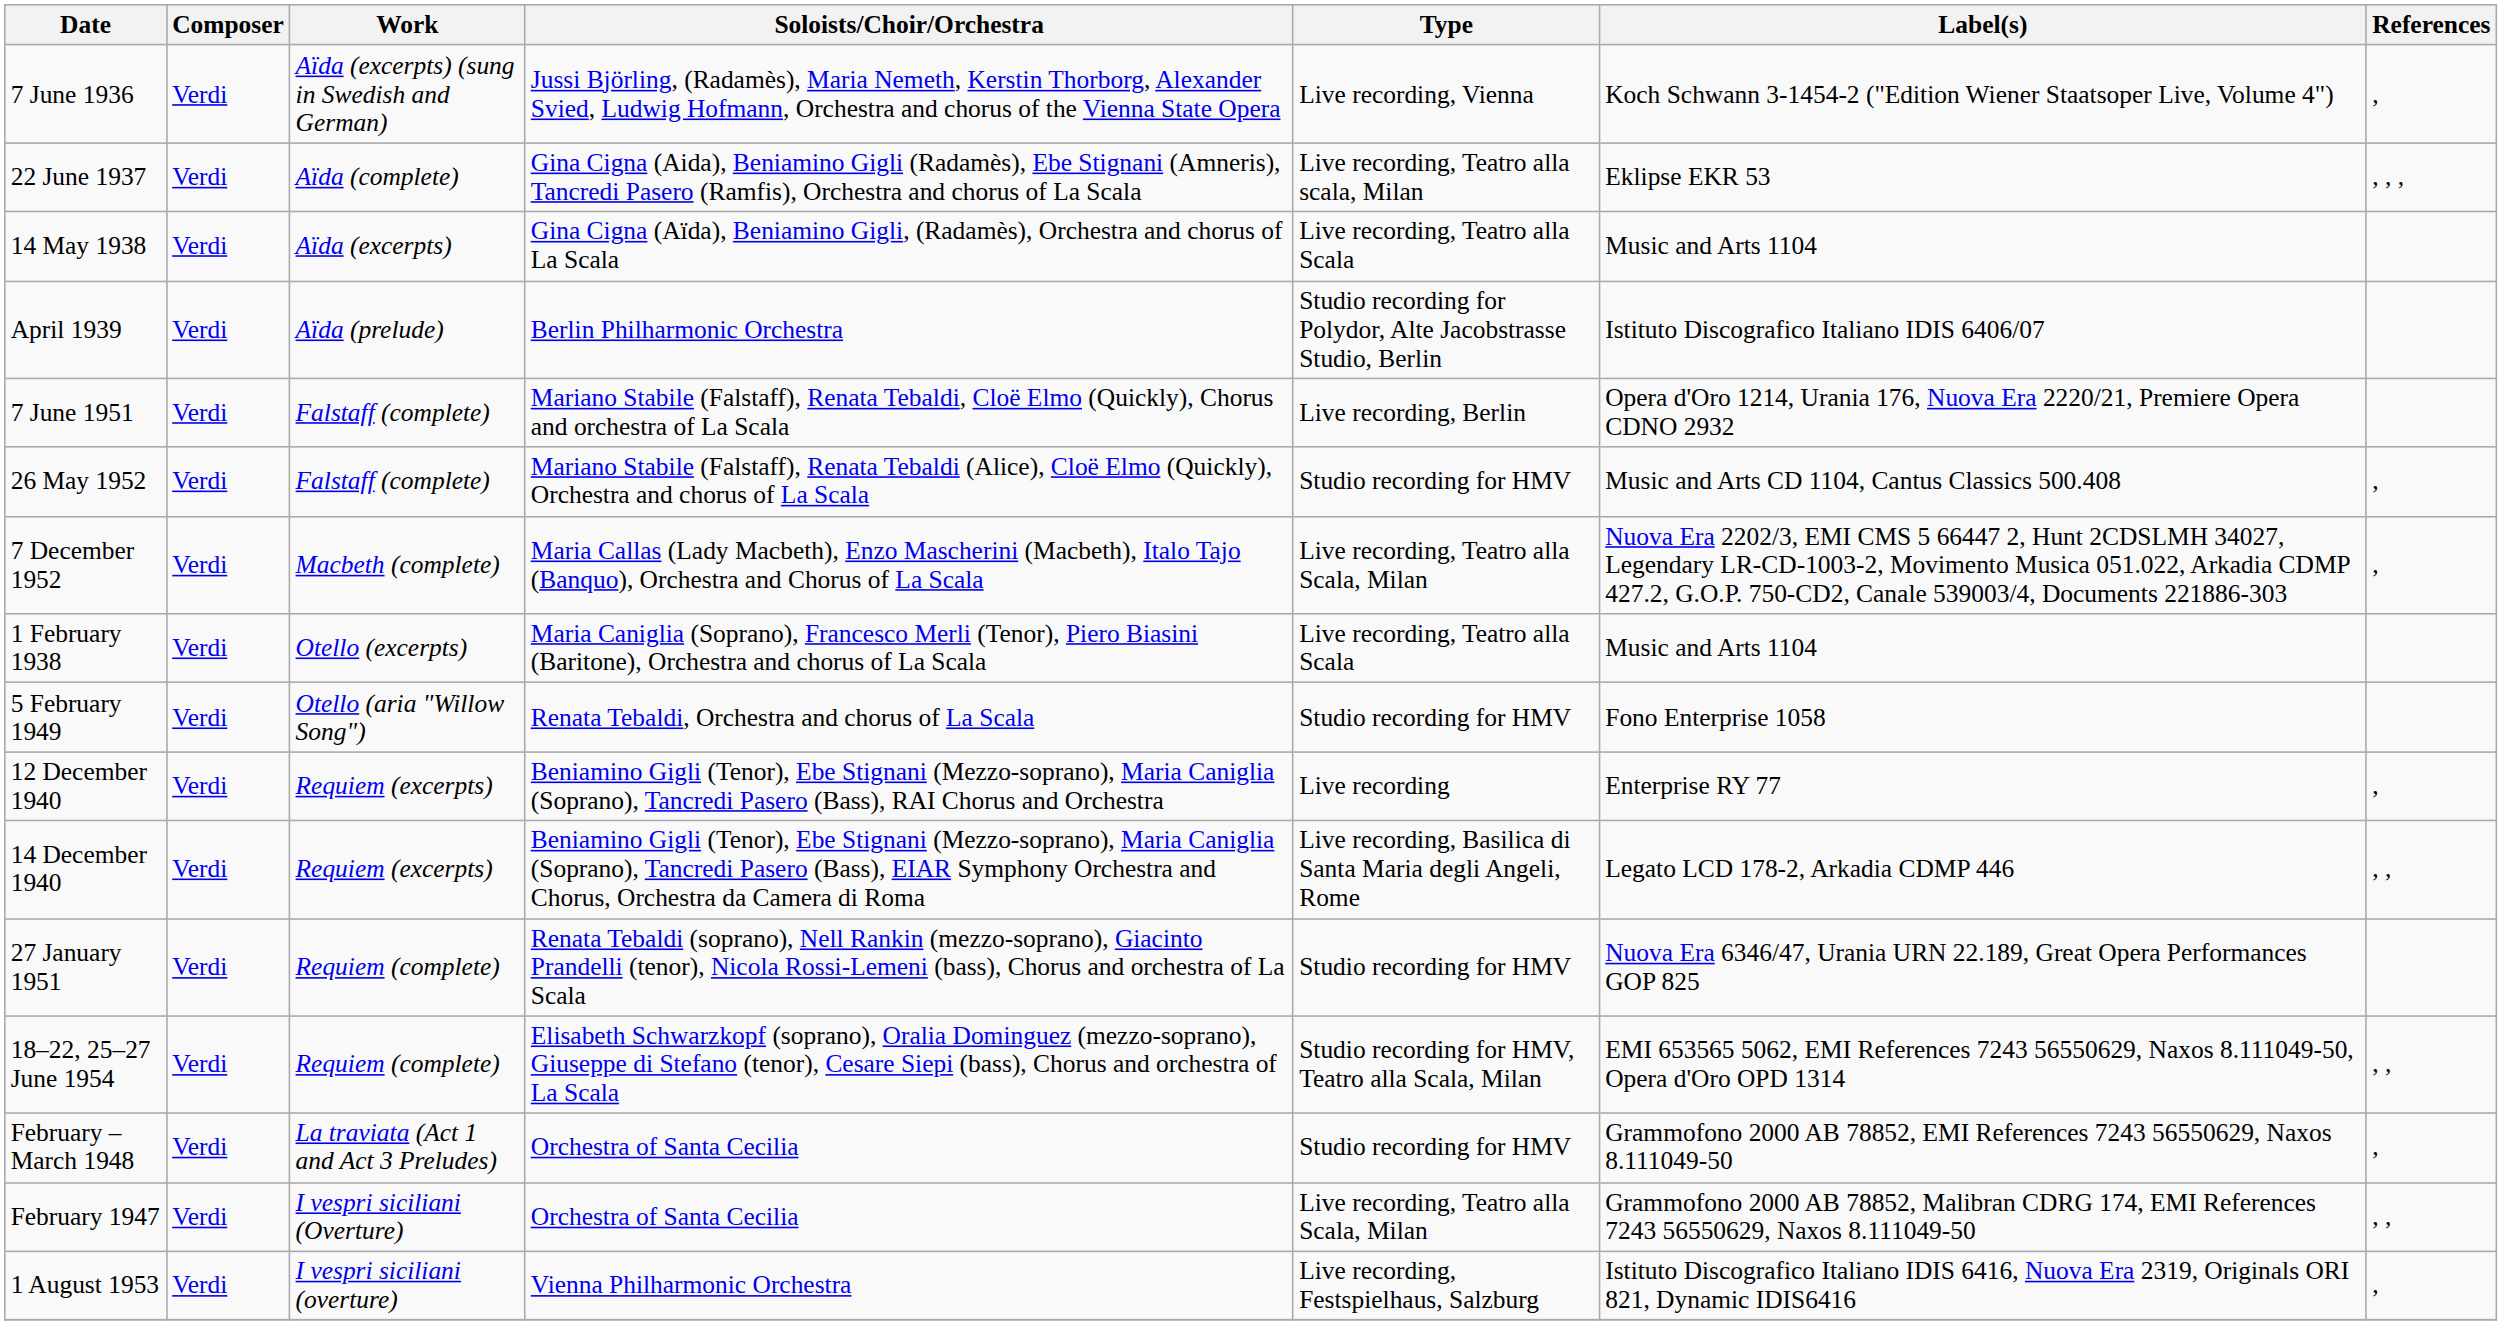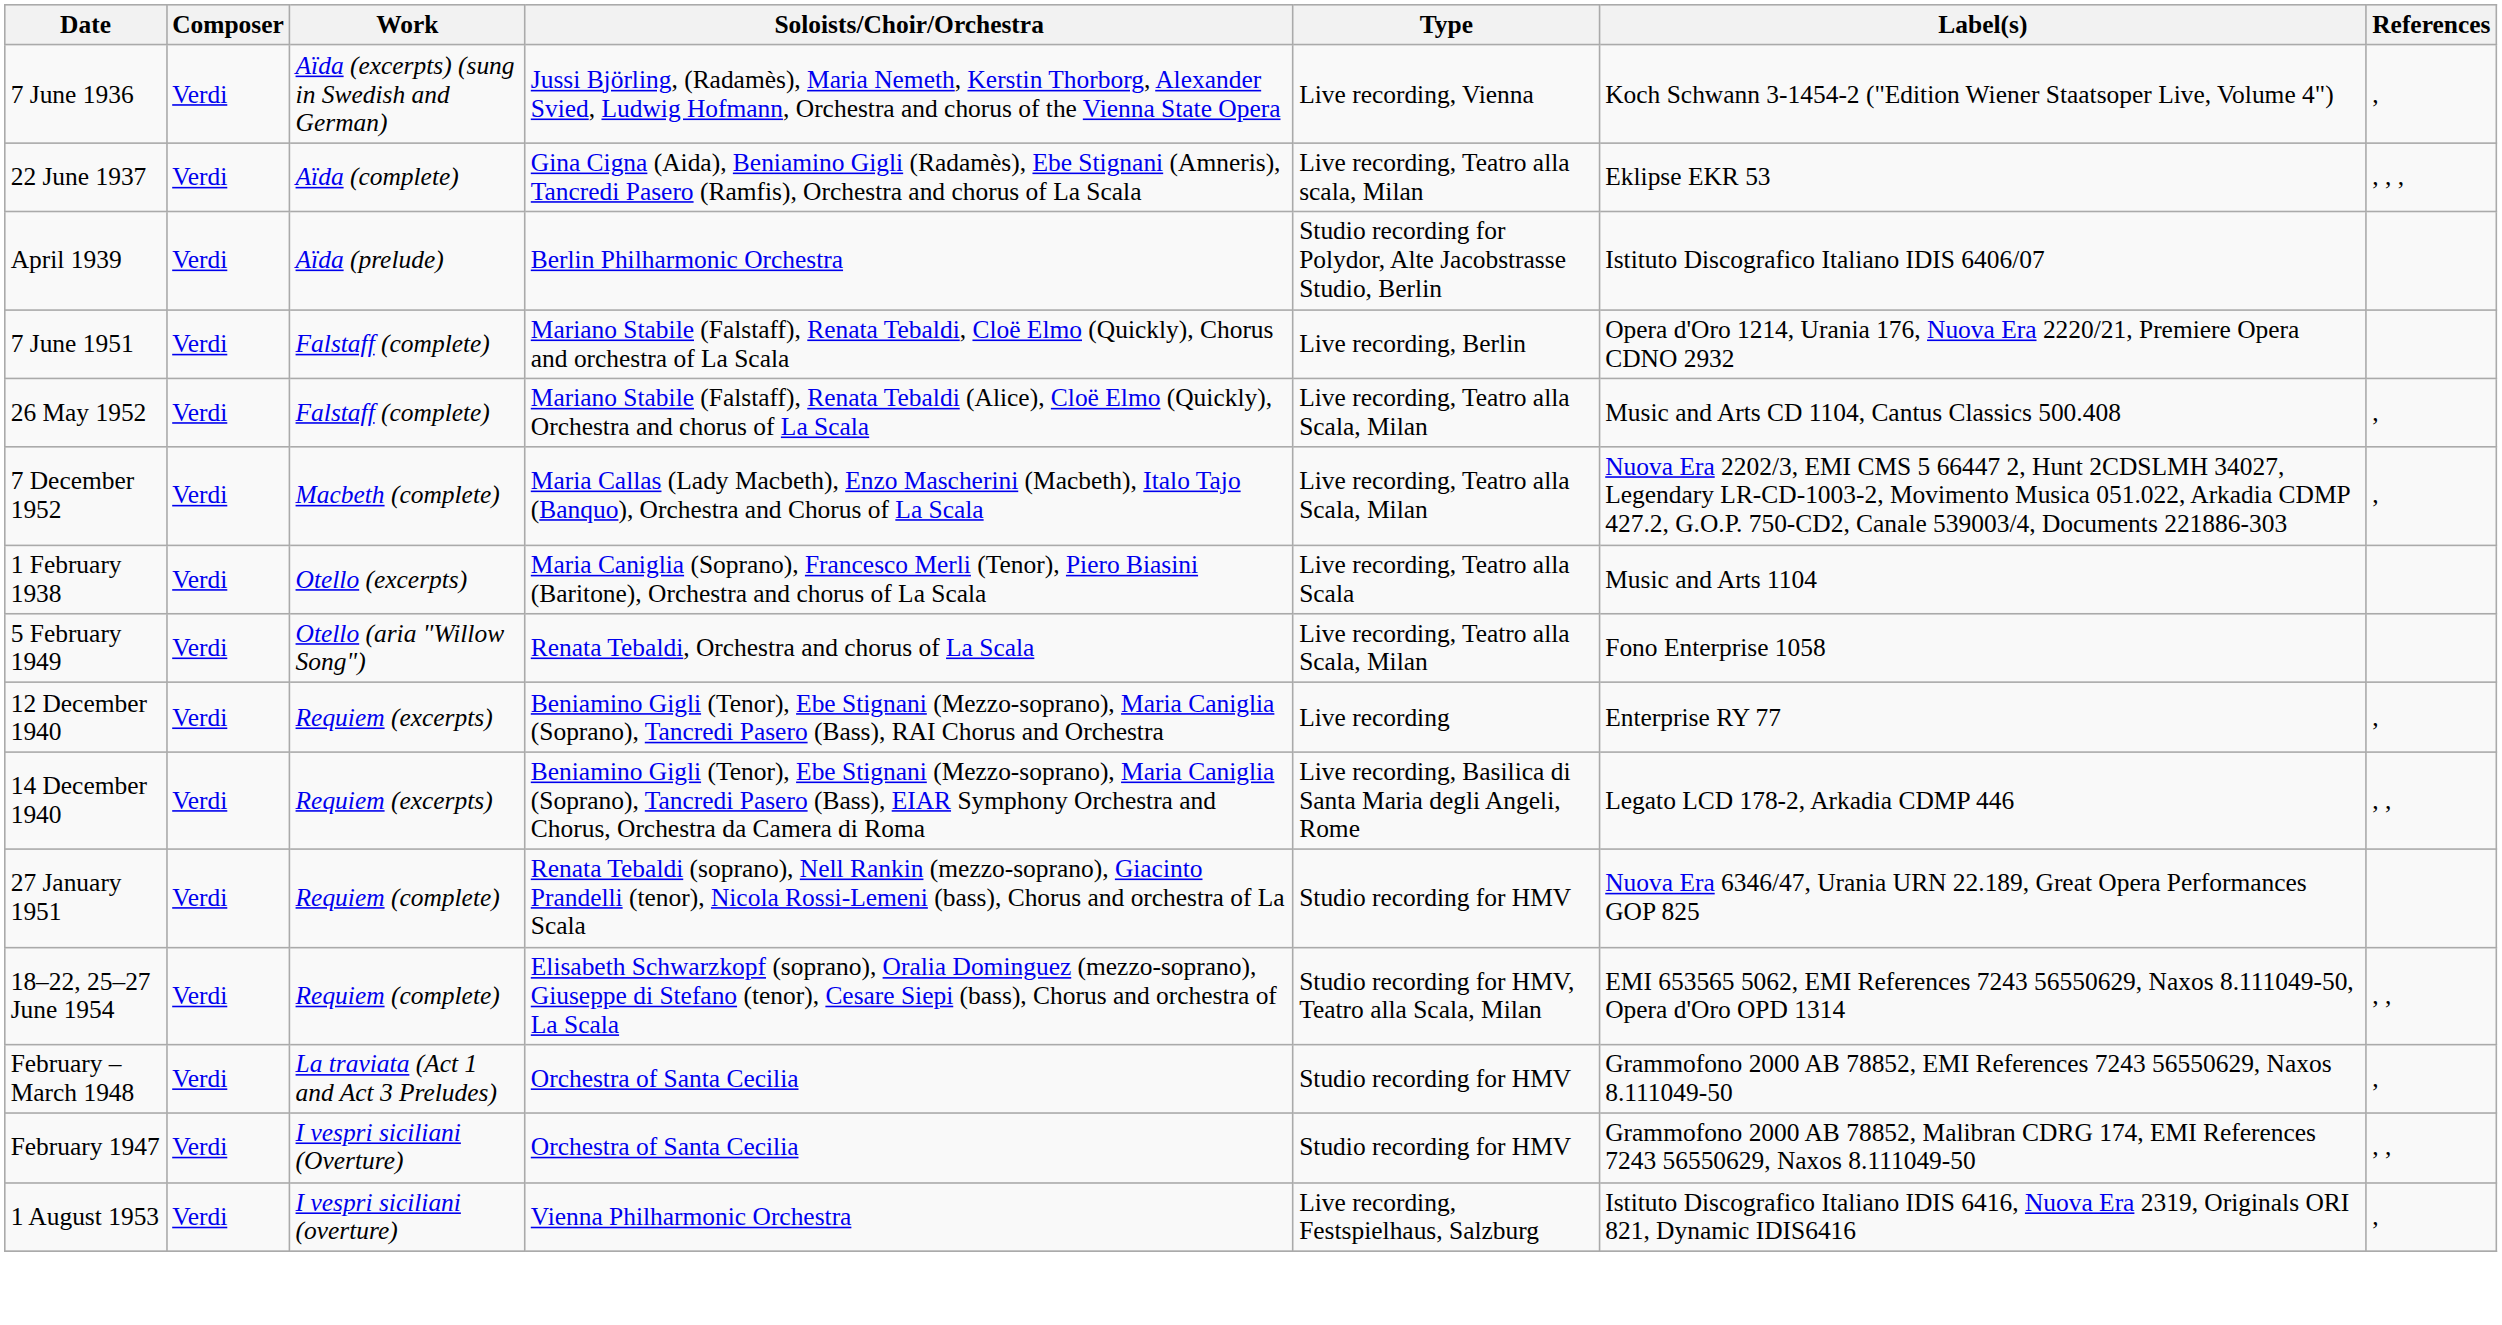- row: (78, 245)
(1435, 481) Studio recording for HMV -> (1434, 412) Live recording, Teatro alla Scala, Milan
(1435, 716) Studio recording for HMV -> (1434, 647) Live recording, Teatro alla Scala, Milan
(1434, 1216) Live recording, Teatro alla Scala, Milan -> (1435, 1147) Studio recording for HMV
